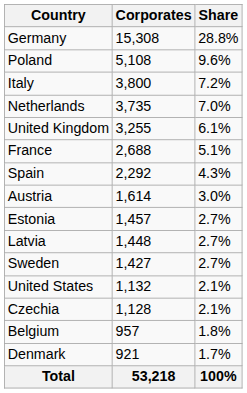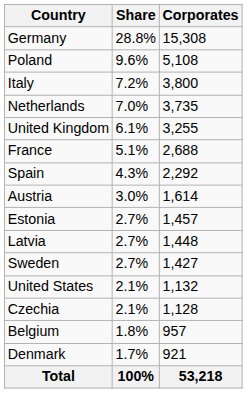columns swapped: (154, 15) <-> (218, 15)
